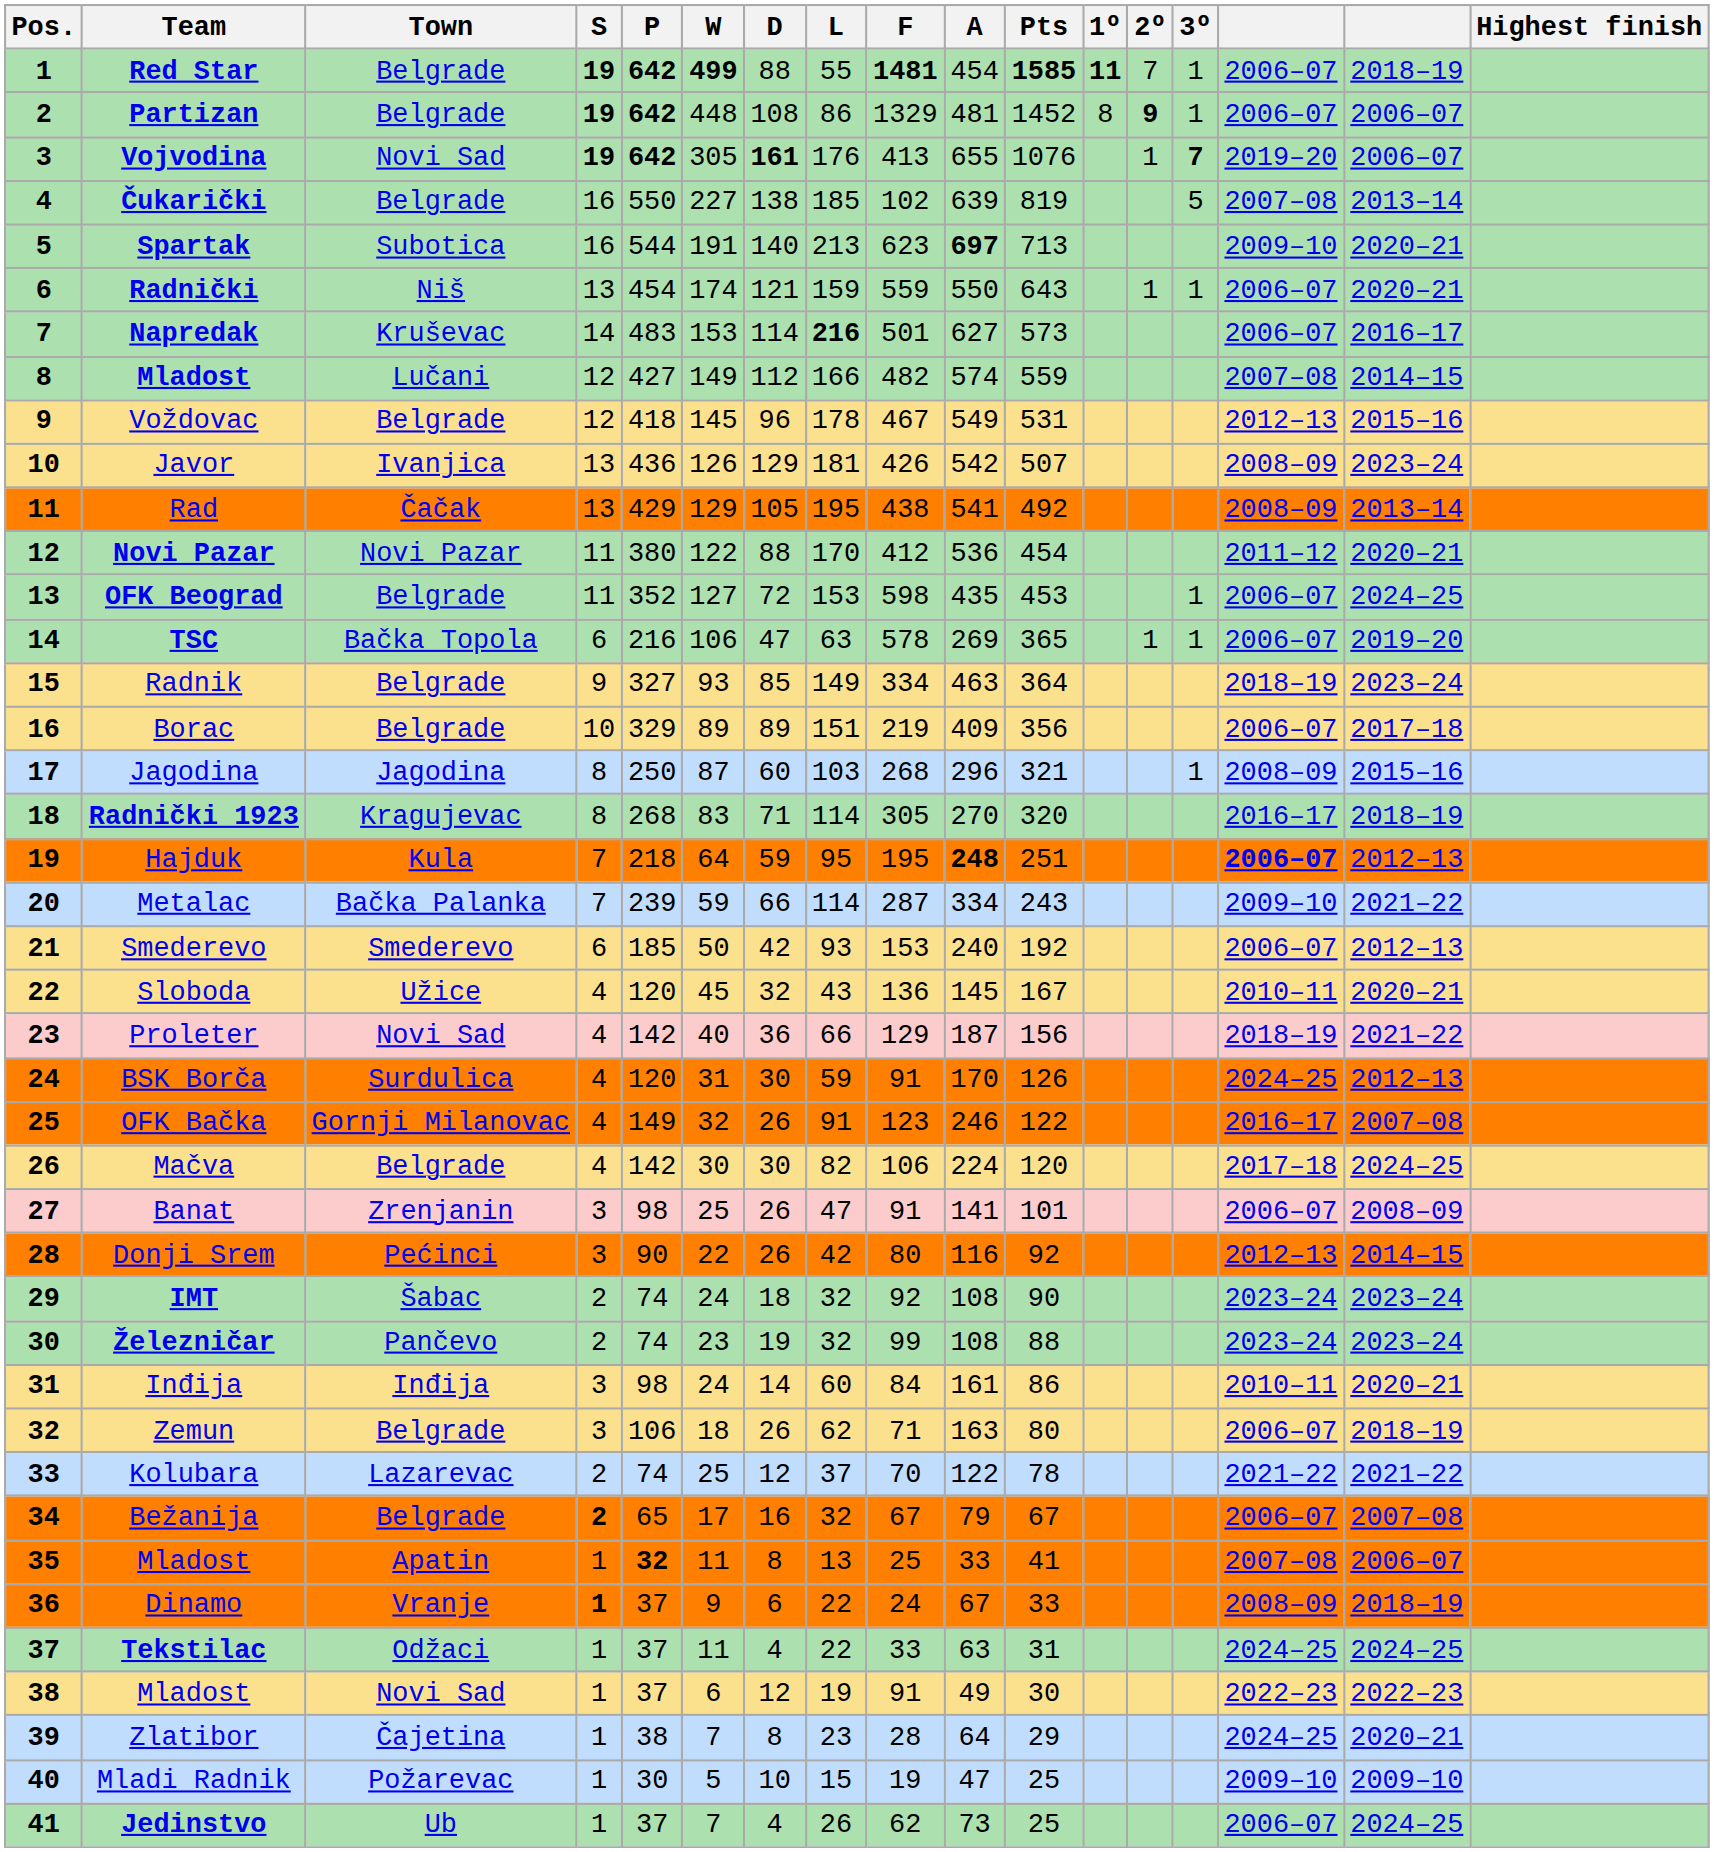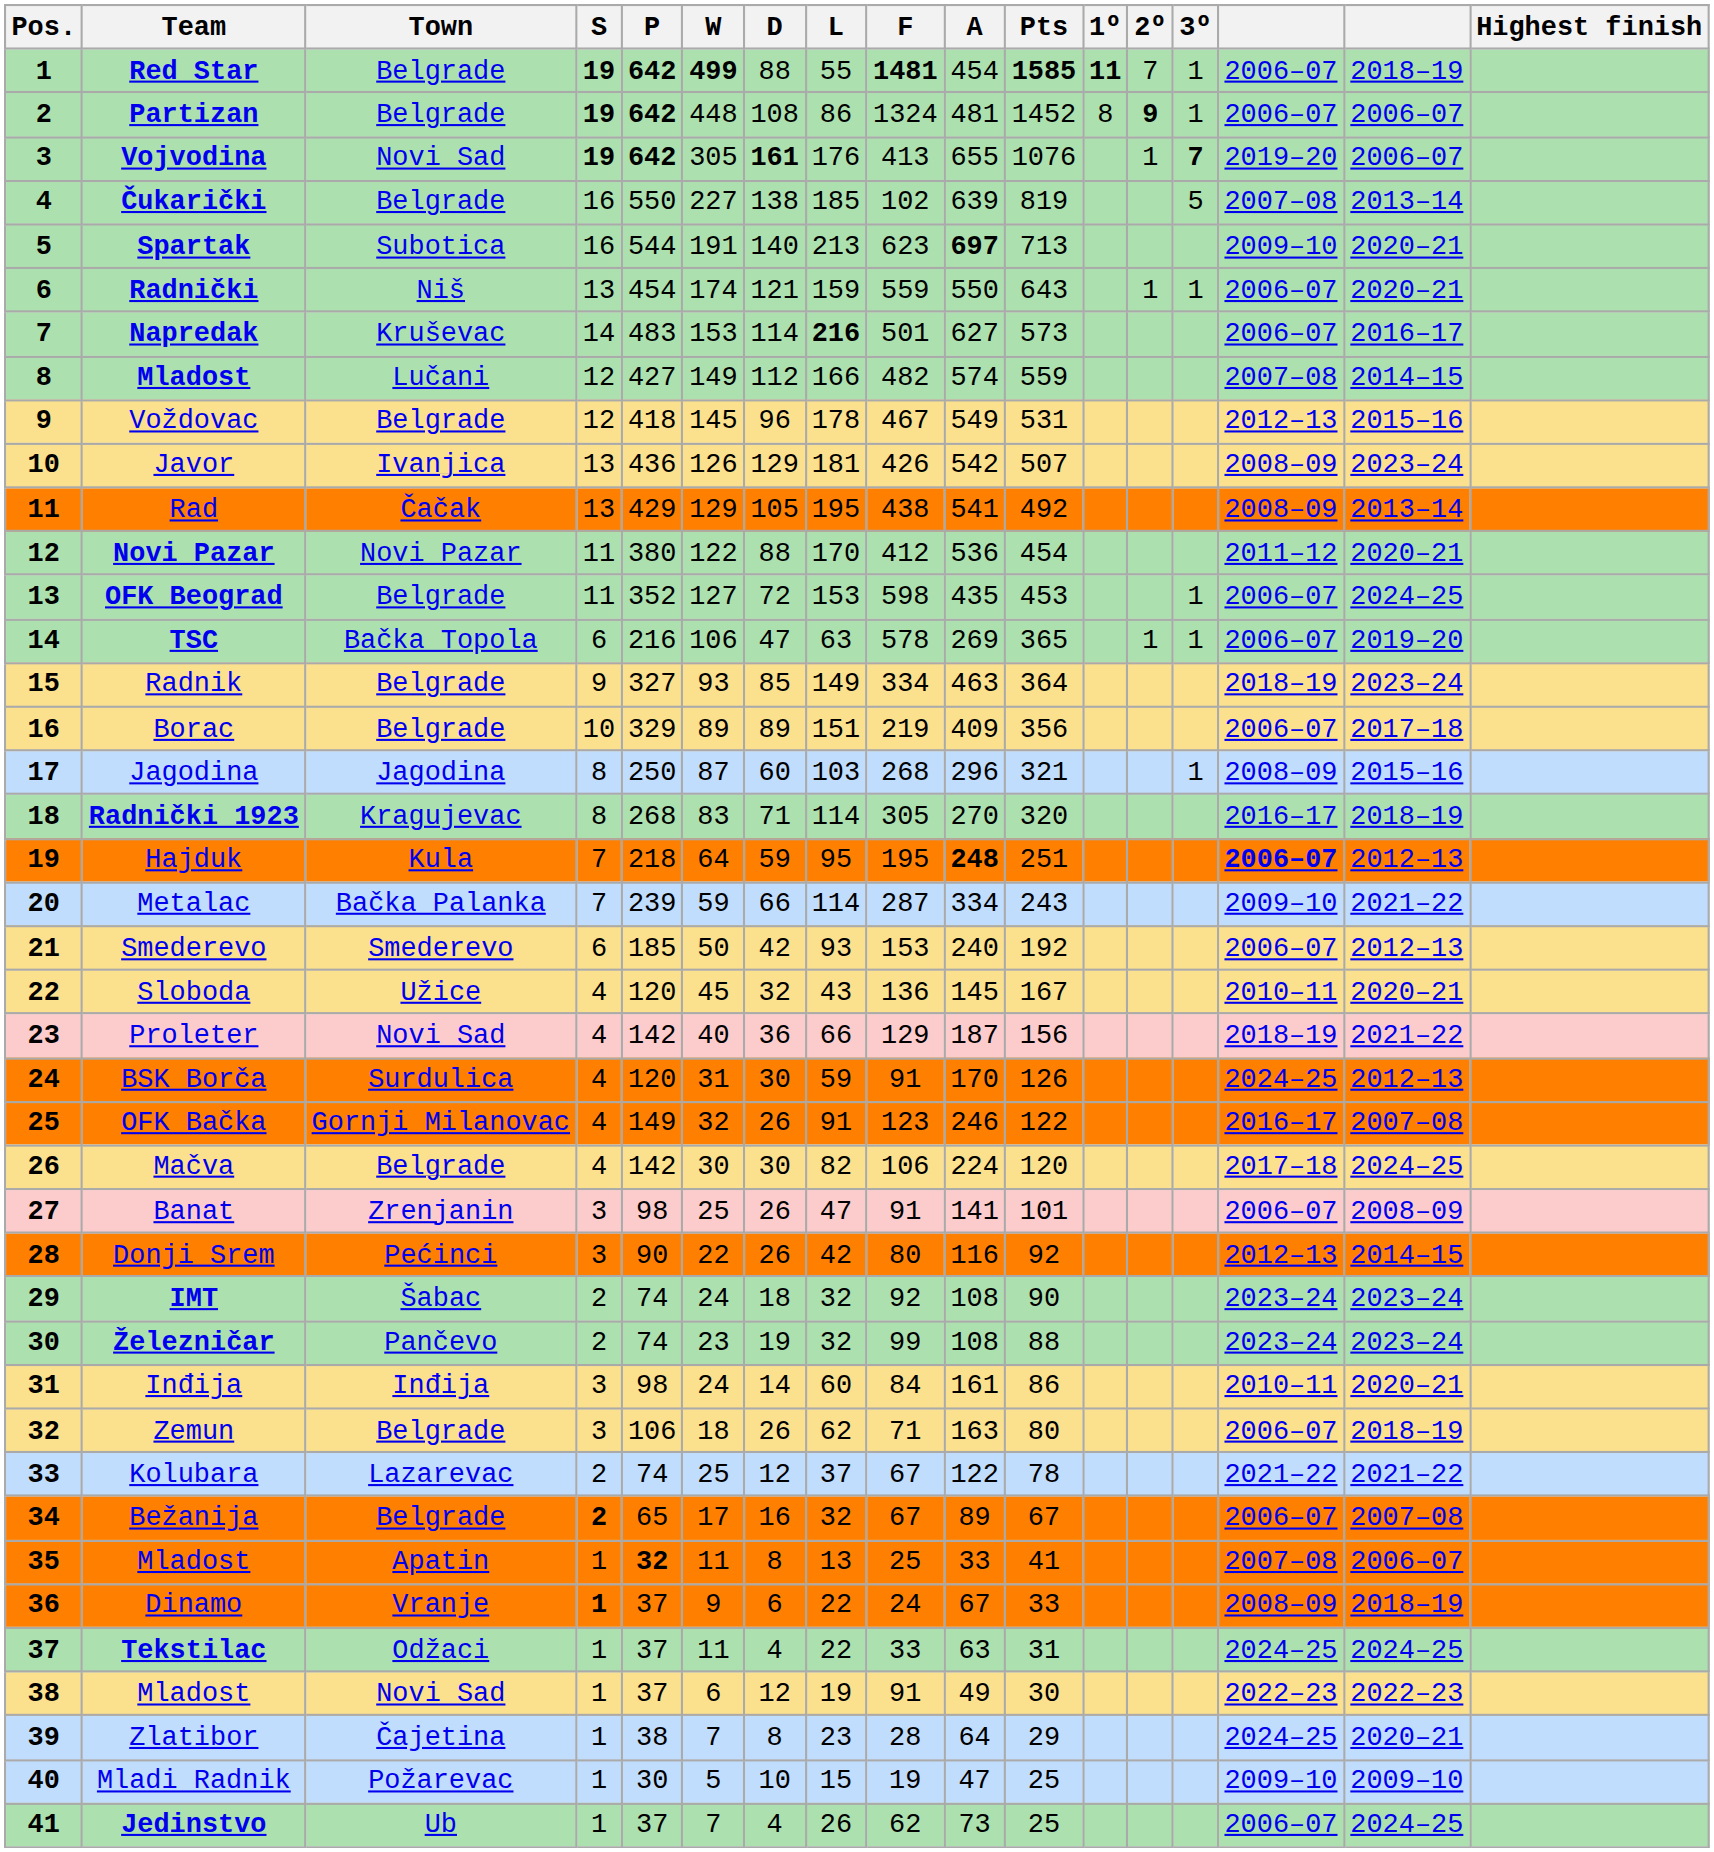(905, 115) 1329 -> (905, 115) 1324
(905, 1474) 70 -> (905, 1474) 67
(975, 1518) 79 -> (975, 1518) 89
